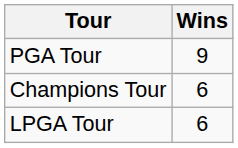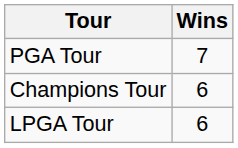(202, 55) 9 -> (202, 55) 7
